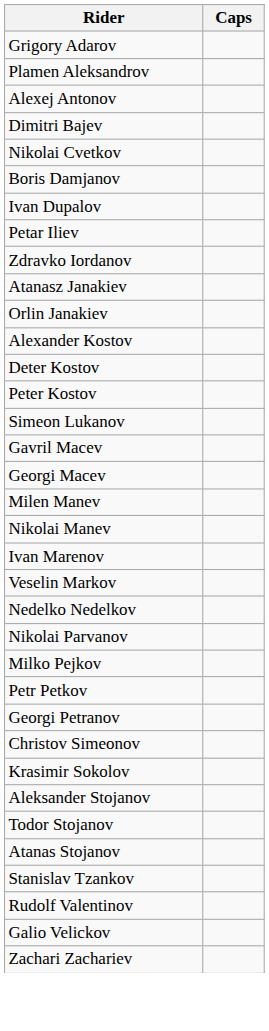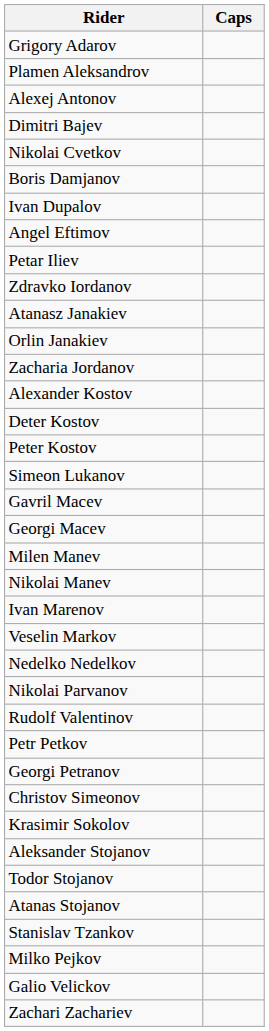+ row: (59, 233)
+ row: (71, 367)
rows swapped: (55, 663) <-> (71, 905)
